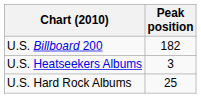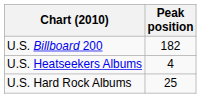(170, 64) 3 -> (170, 64) 4
